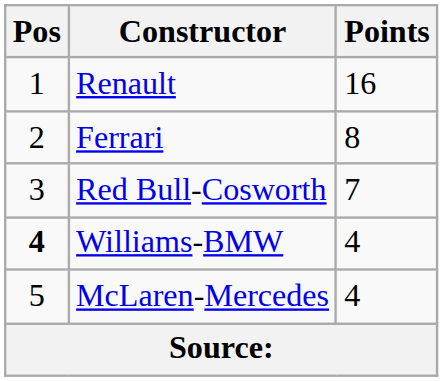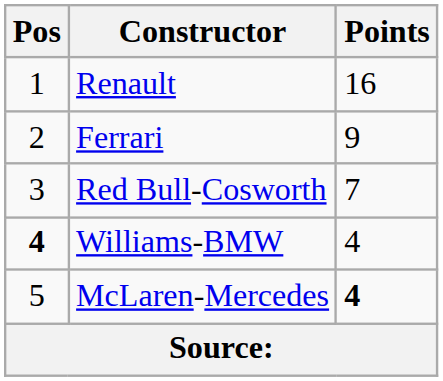(352, 136) 8 -> (352, 136) 9
(352, 295) normal -> (352, 295) bold
